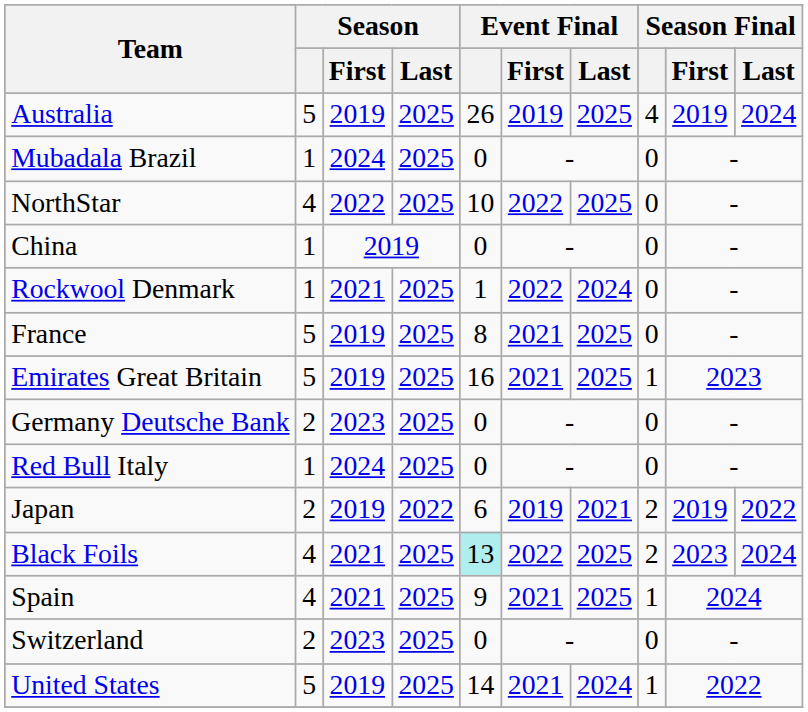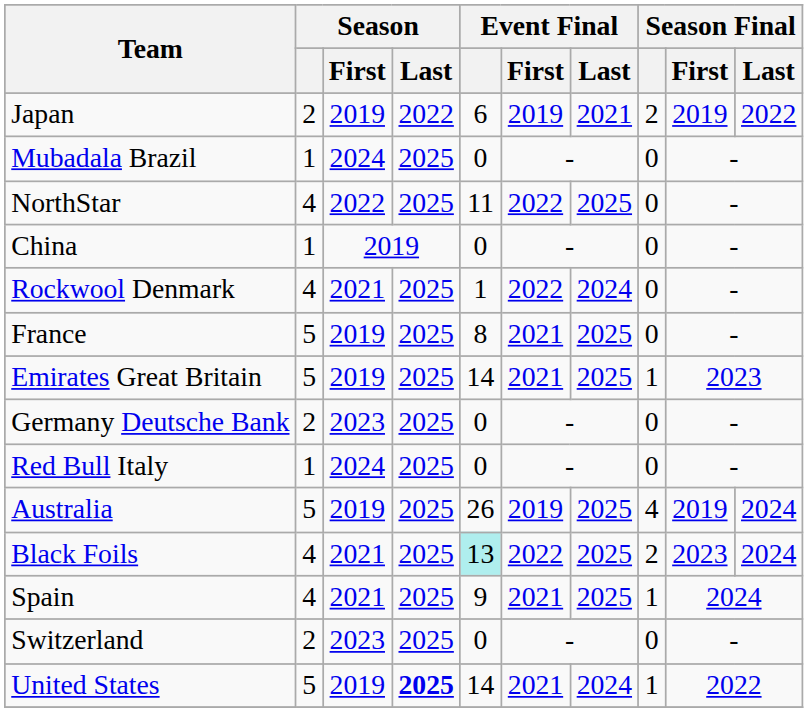rows swapped: (62, 114) <-> (43, 509)
(480, 202) 10 -> (480, 202) 11
(309, 289) 1 -> (309, 289) 4
(480, 377) 16 -> (480, 377) 14
(426, 684) normal -> (426, 684) bold
